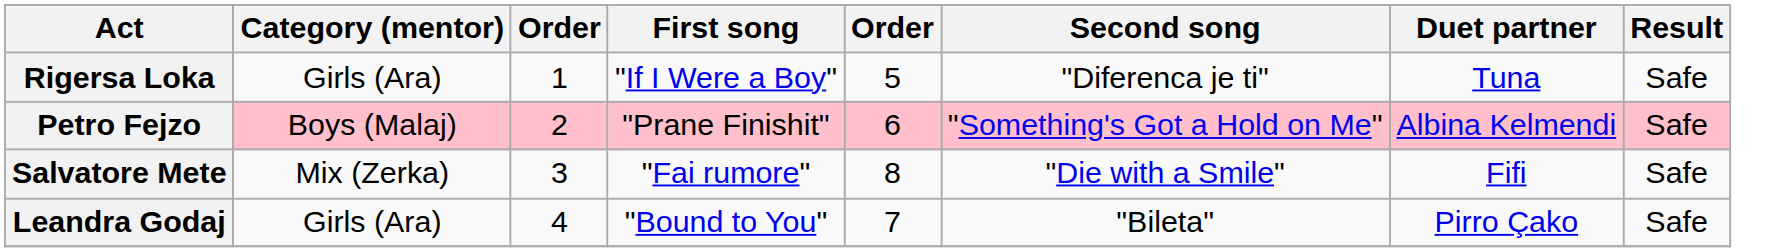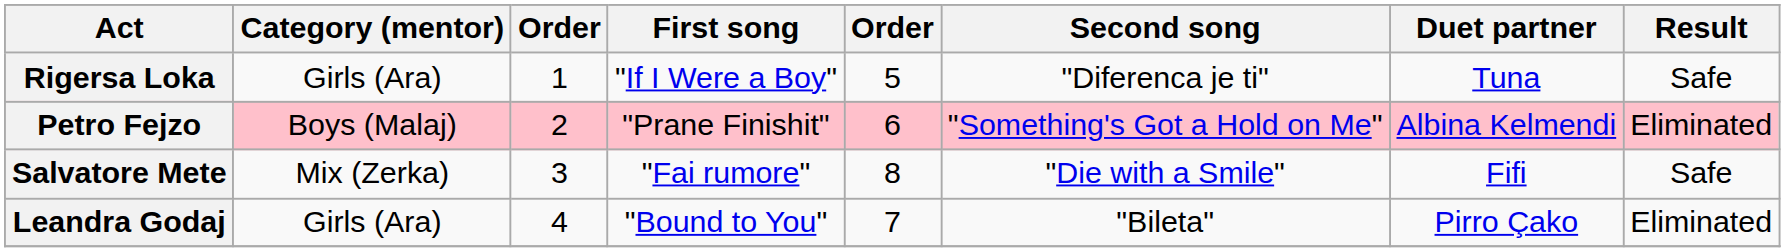(1677, 125) Safe -> (1701, 125) Eliminated
(1677, 221) Safe -> (1701, 221) Eliminated
